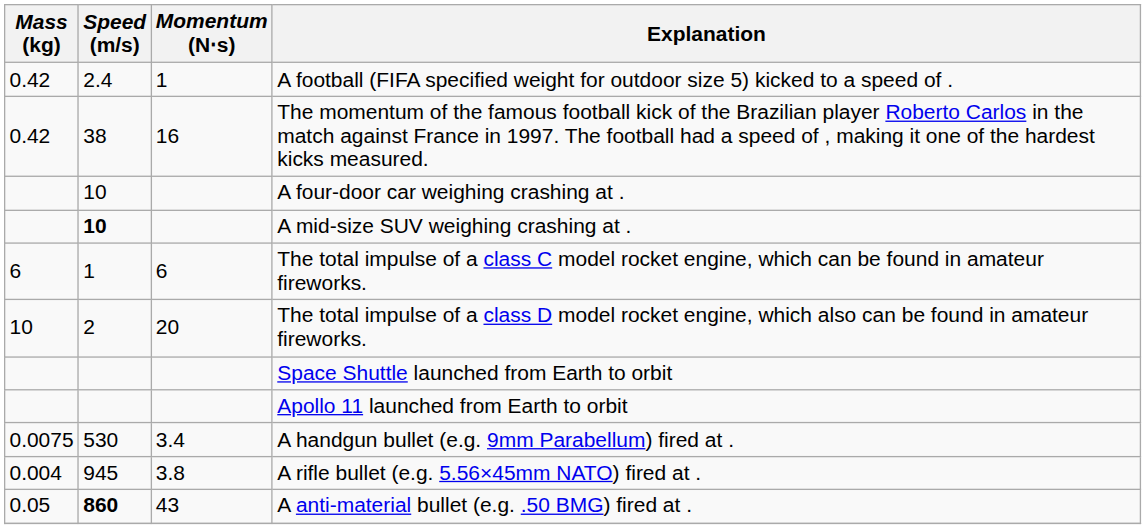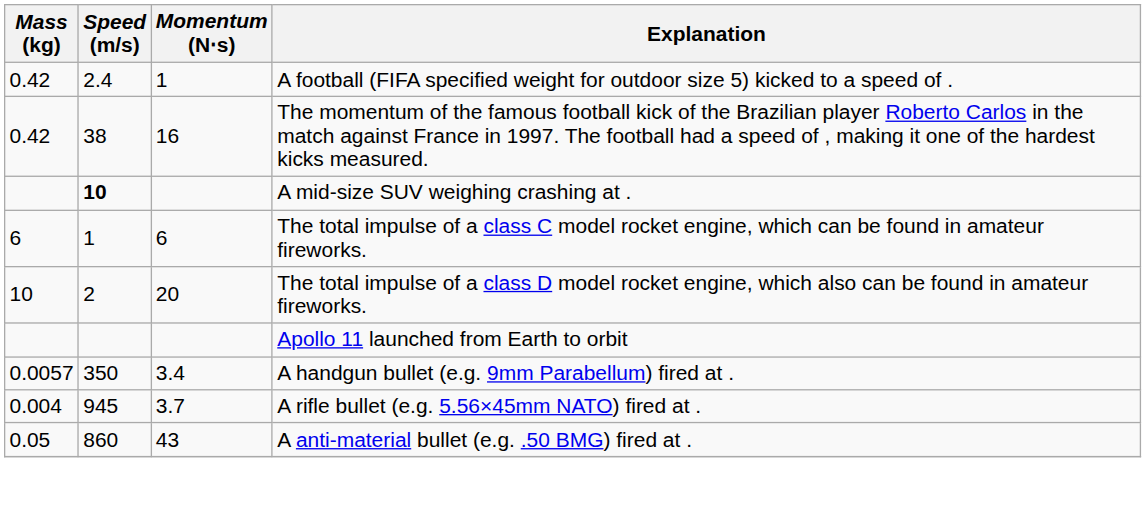- row: (451, 192)
- row: (475, 373)
(42, 439) 0.0075 -> (42, 373) 0.0057
(101, 439) 530 -> (101, 373) 350
(170, 472) 3.8 -> (170, 406) 3.7
(101, 505) bold -> (101, 439) normal
